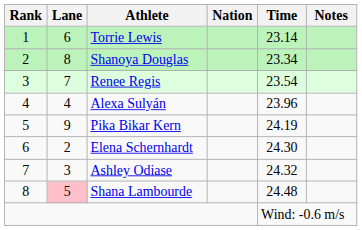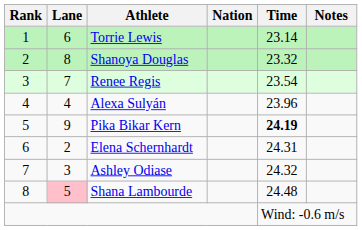(282, 59) 23.34 -> (282, 59) 23.32
(282, 125) normal -> (282, 125) bold
(282, 147) 24.30 -> (282, 147) 24.31
